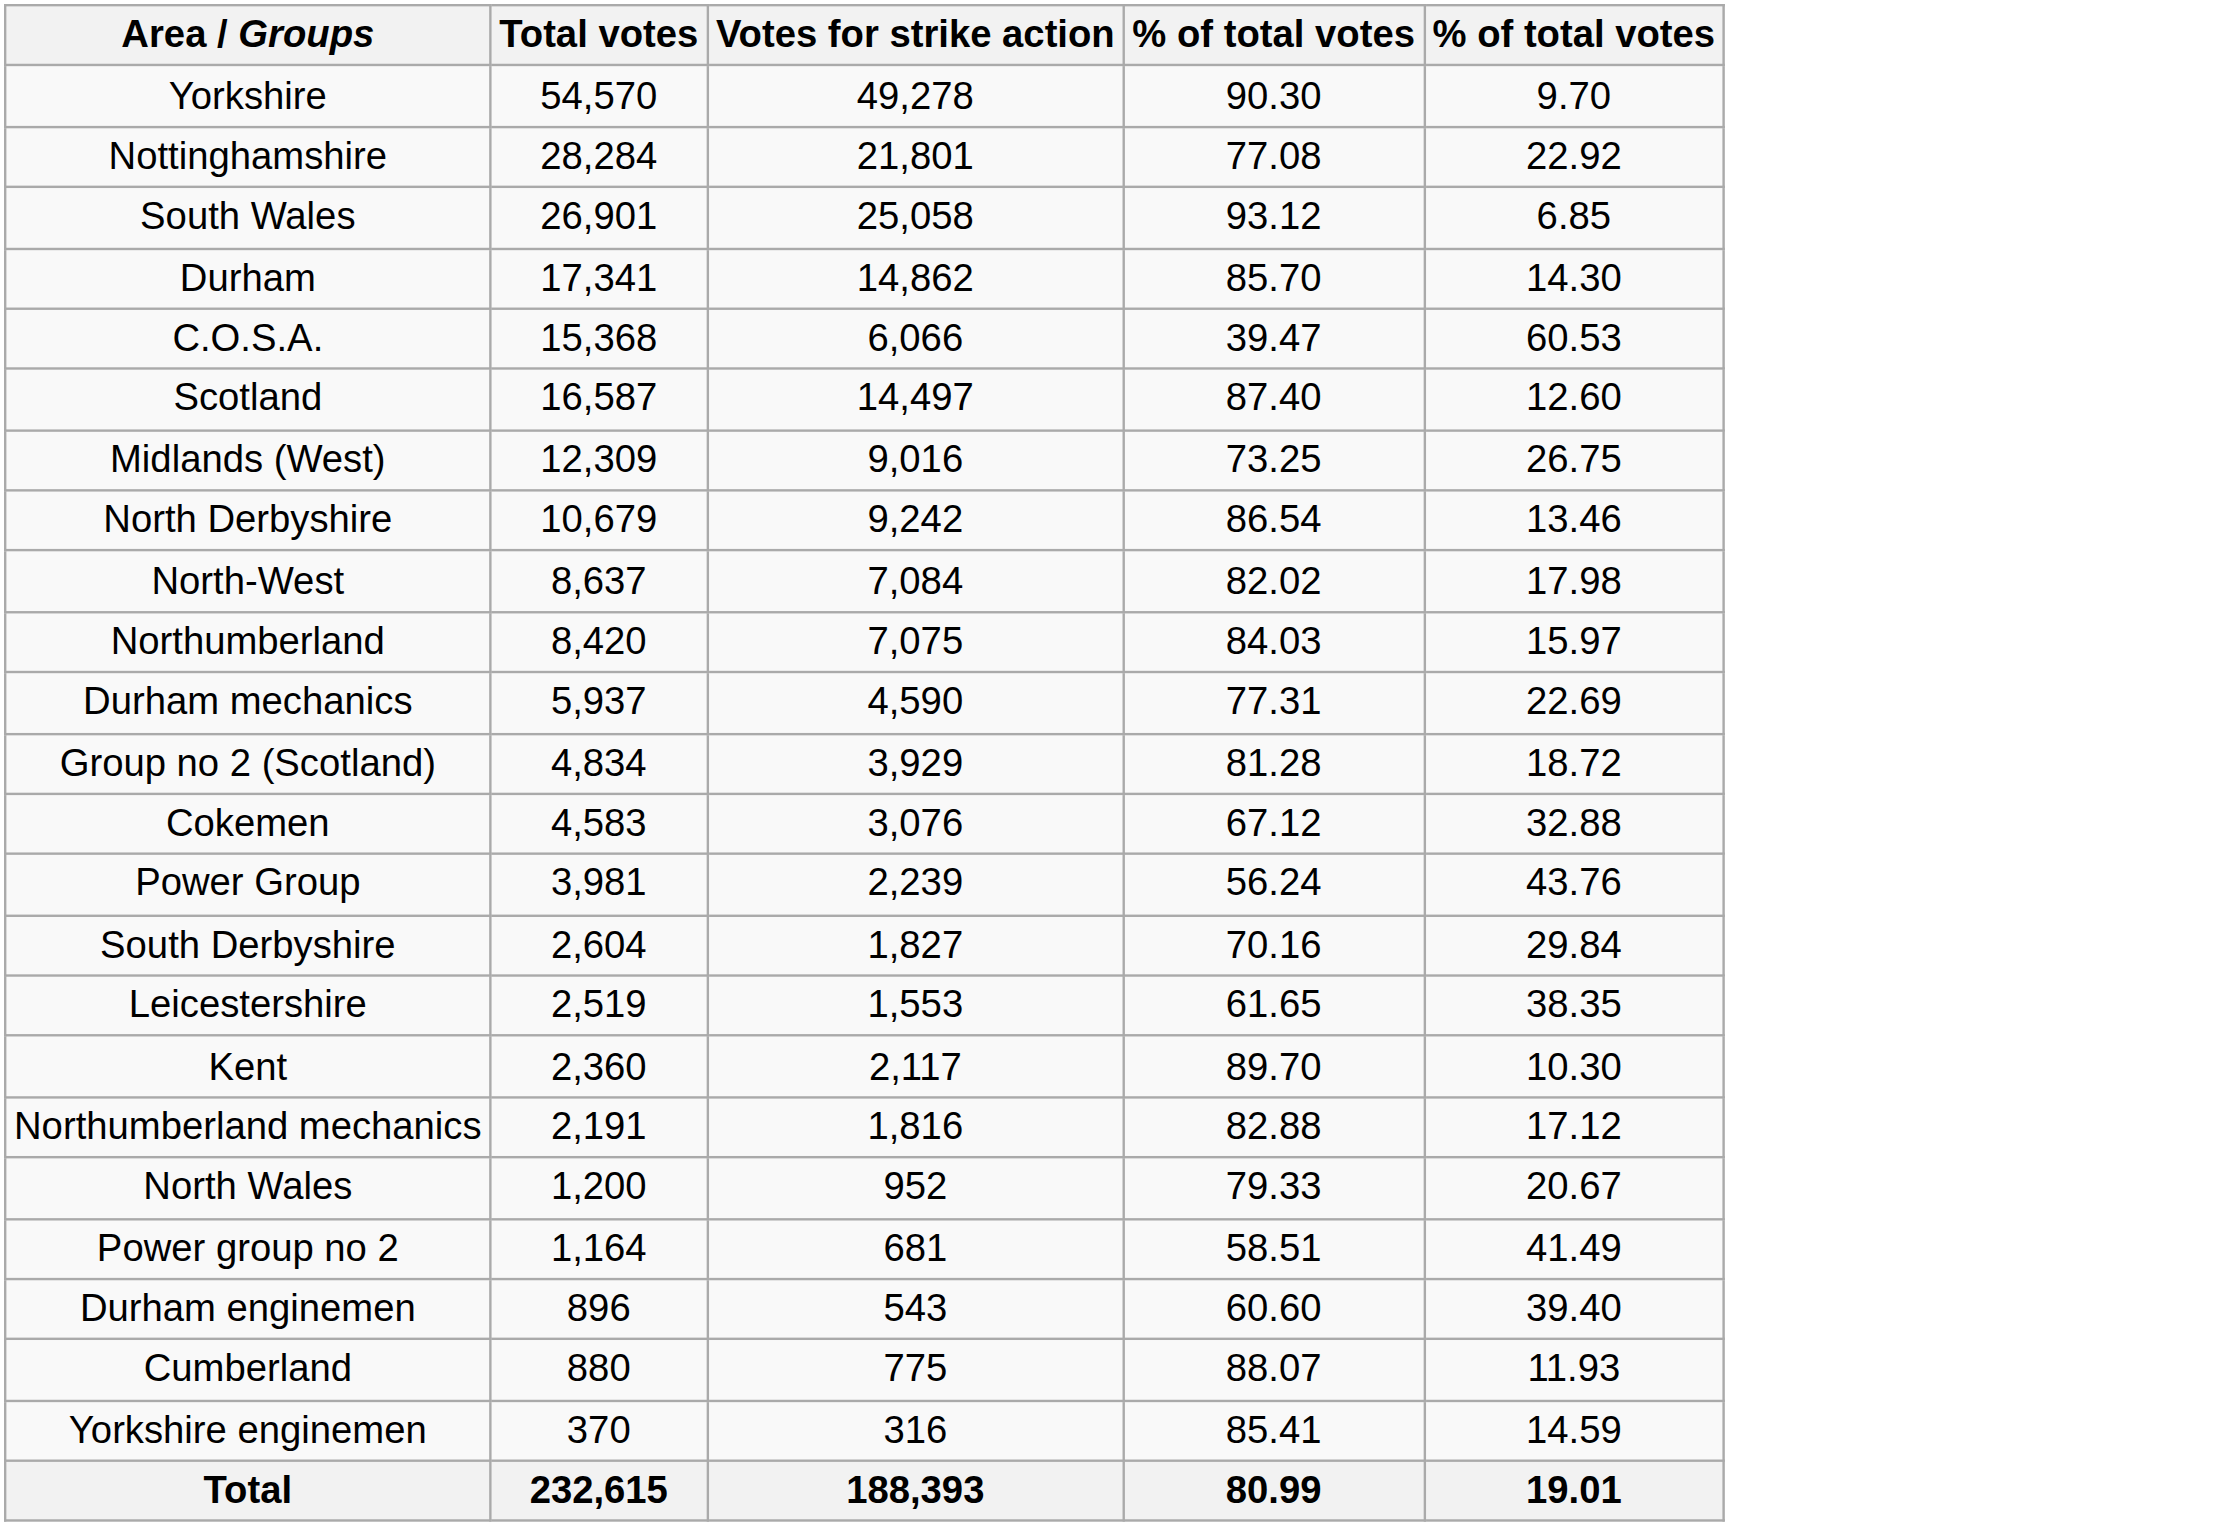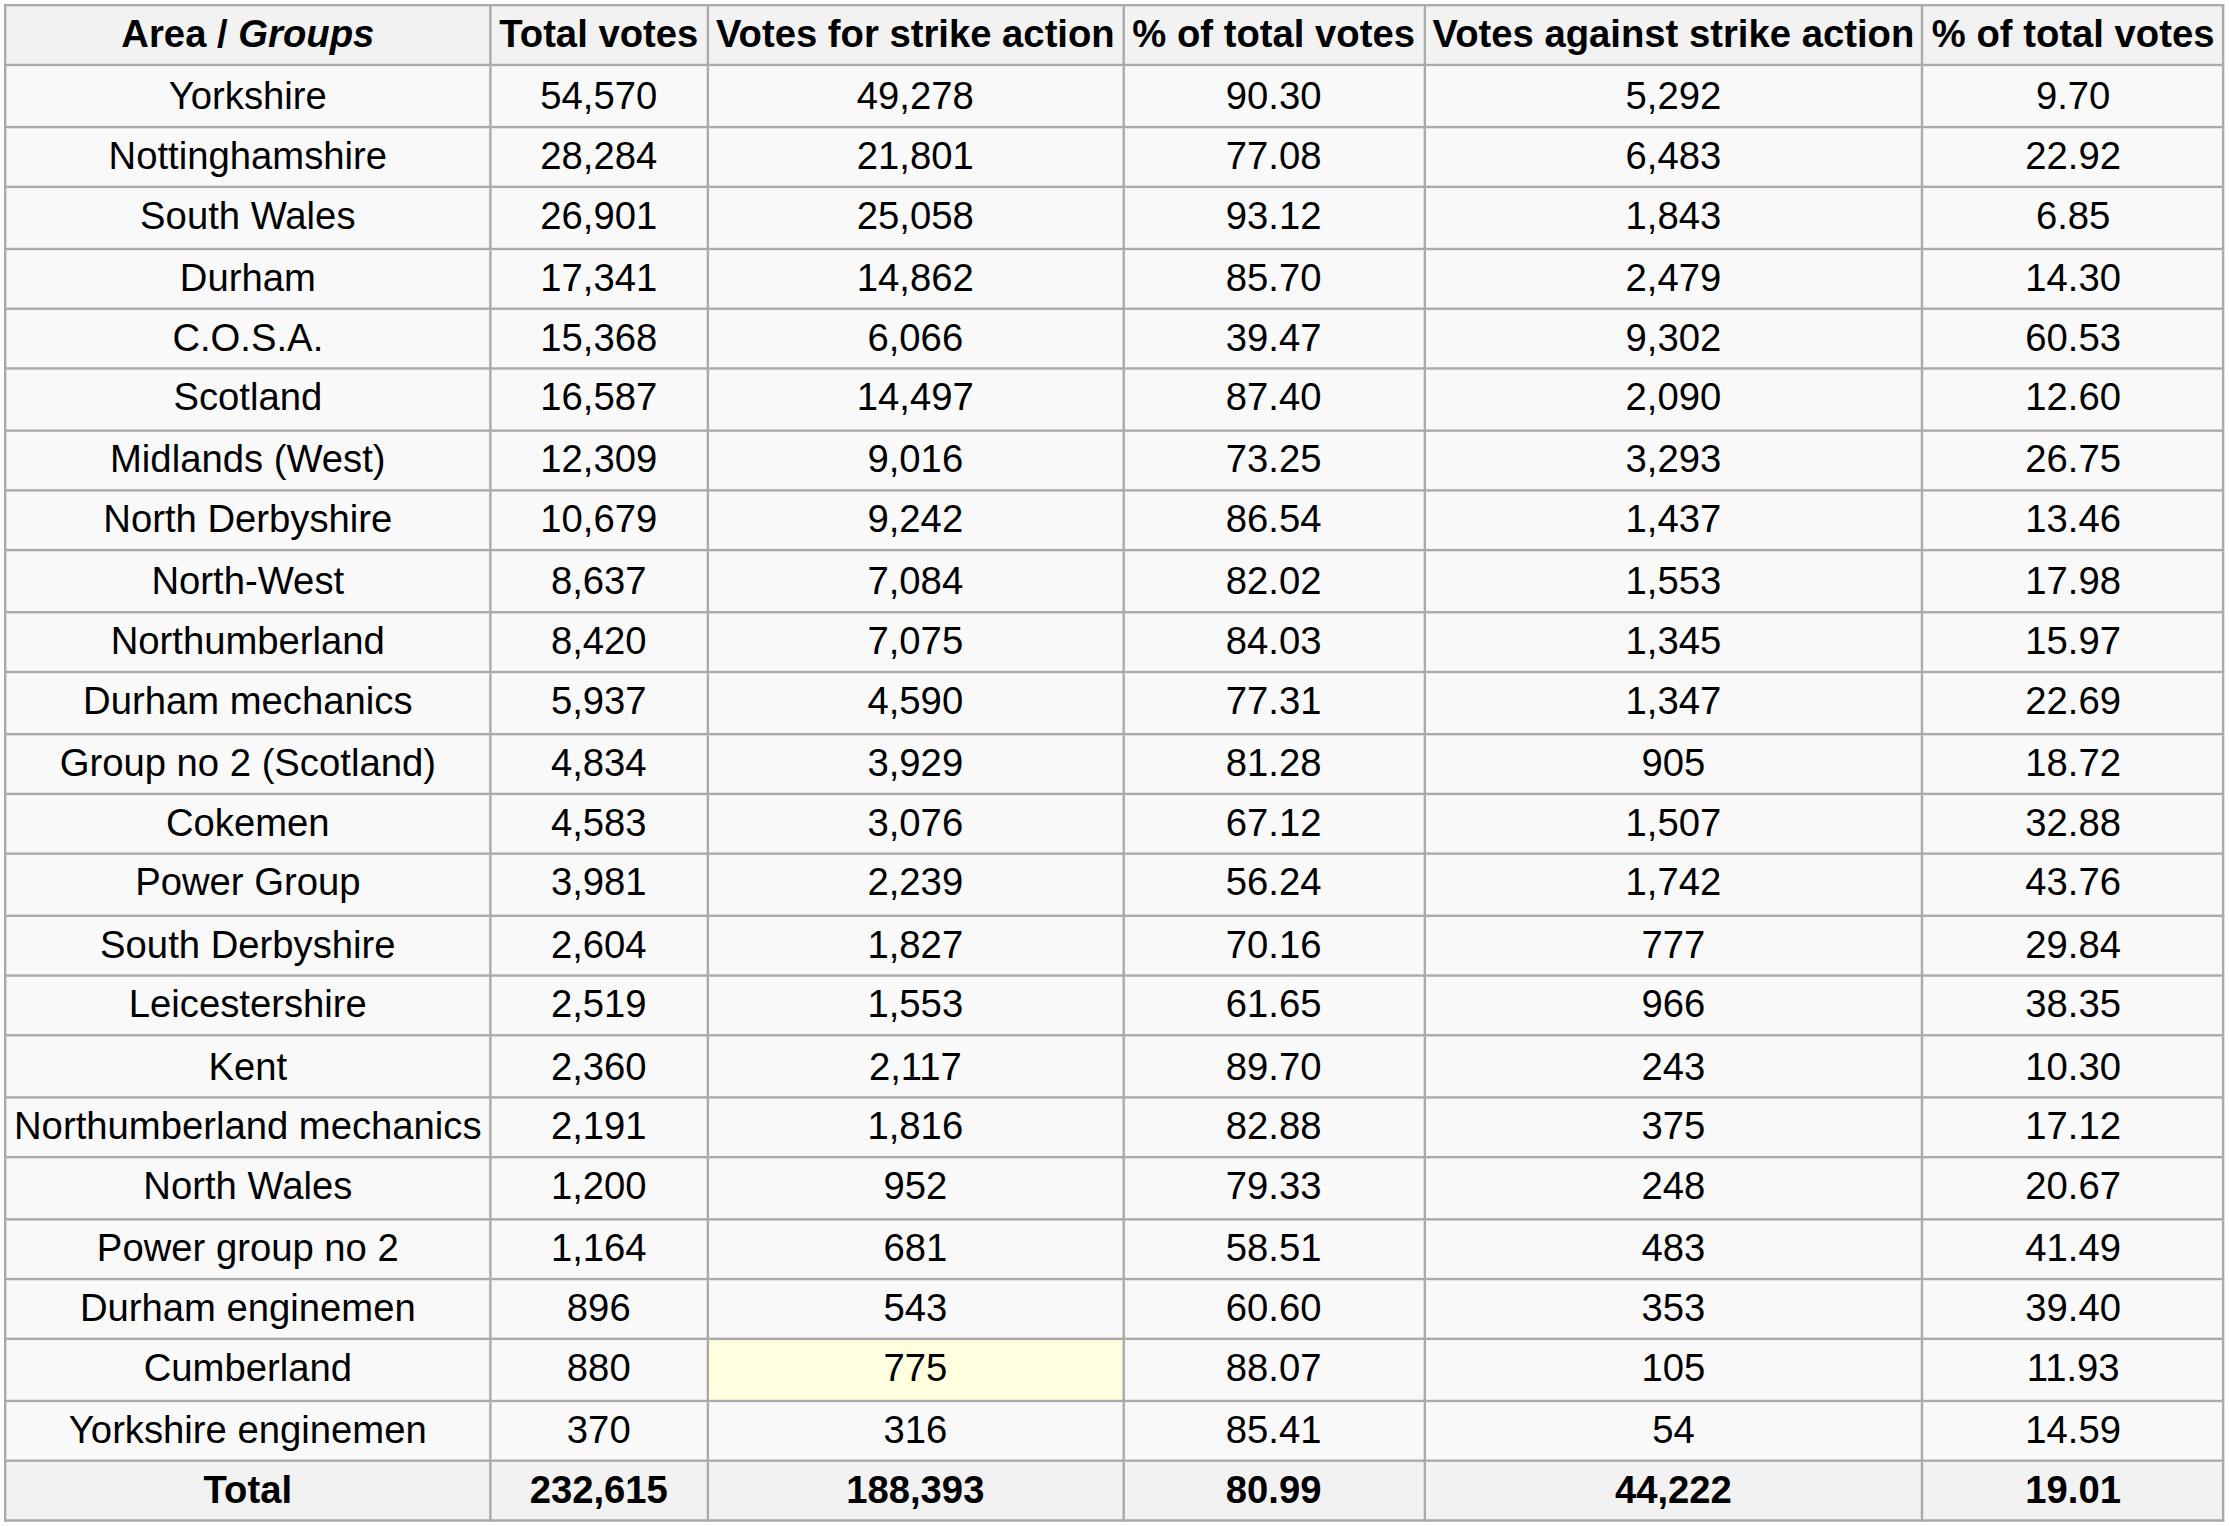+ column: (1673, 34)
(915, 1369) no background -> (915, 1369) lightyellow background
